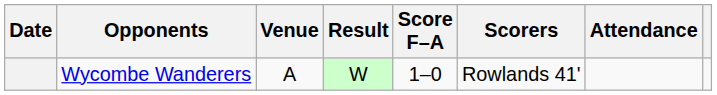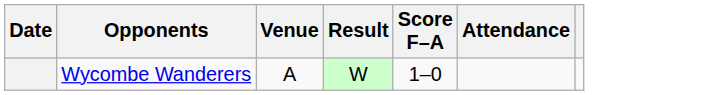- column: (521, 31)
